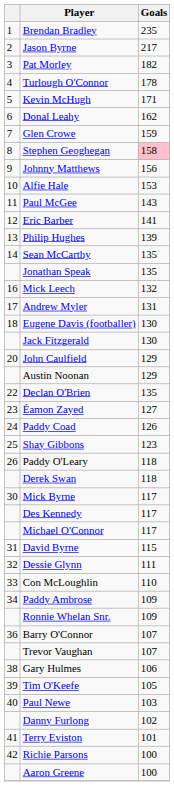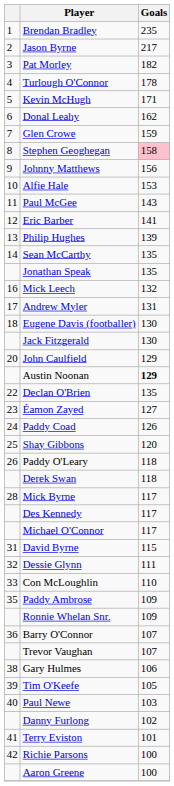(149, 375) normal -> (149, 375) bold
(149, 444) 123 -> (149, 444) 120
(12, 496) 30 -> (12, 496) 28
(12, 599) 34 -> (12, 599) 35
